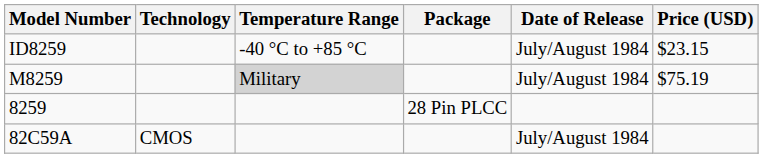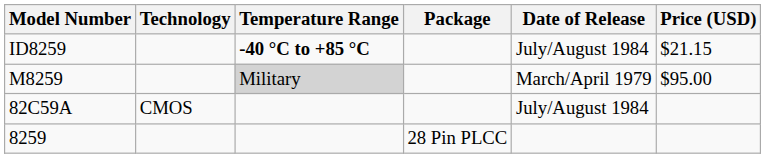(303, 49) normal -> (305, 49) bold
(683, 49) $23.15 -> (686, 49) $21.15
(582, 78) July/August 1984 -> (584, 78) March/April 1979
(683, 78) $75.19 -> (686, 78) $95.00
rows swapped: (41, 138) <-> (28, 108)
